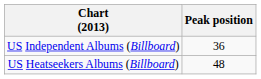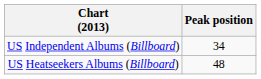(219, 45) 36 -> (219, 45) 34
